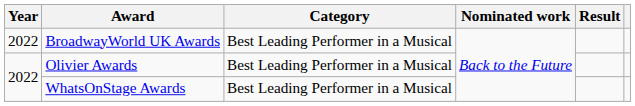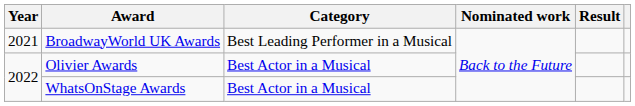(23, 40) 2022 -> (23, 40) 2021
(340, 64) Best Leading Performer in a Musical -> (299, 64) Best Actor in a Musical
(340, 88) Best Leading Performer in a Musical -> (299, 88) Best Actor in a Musical
